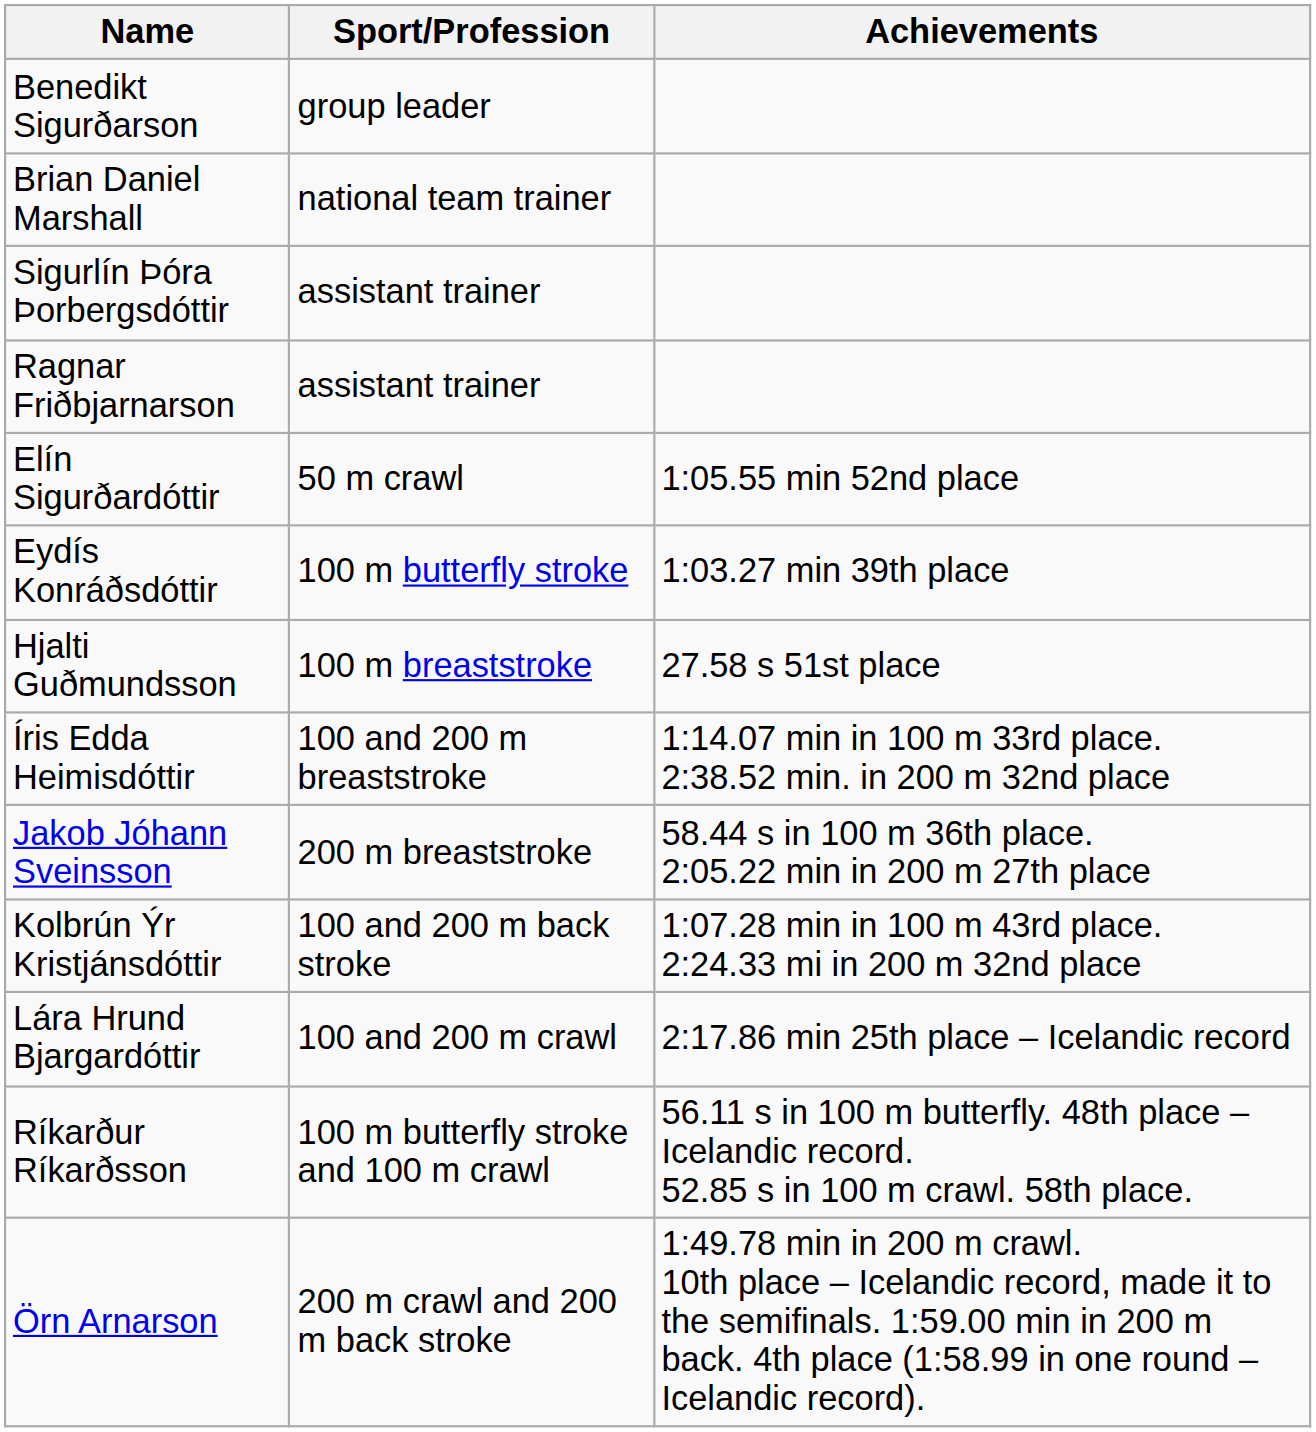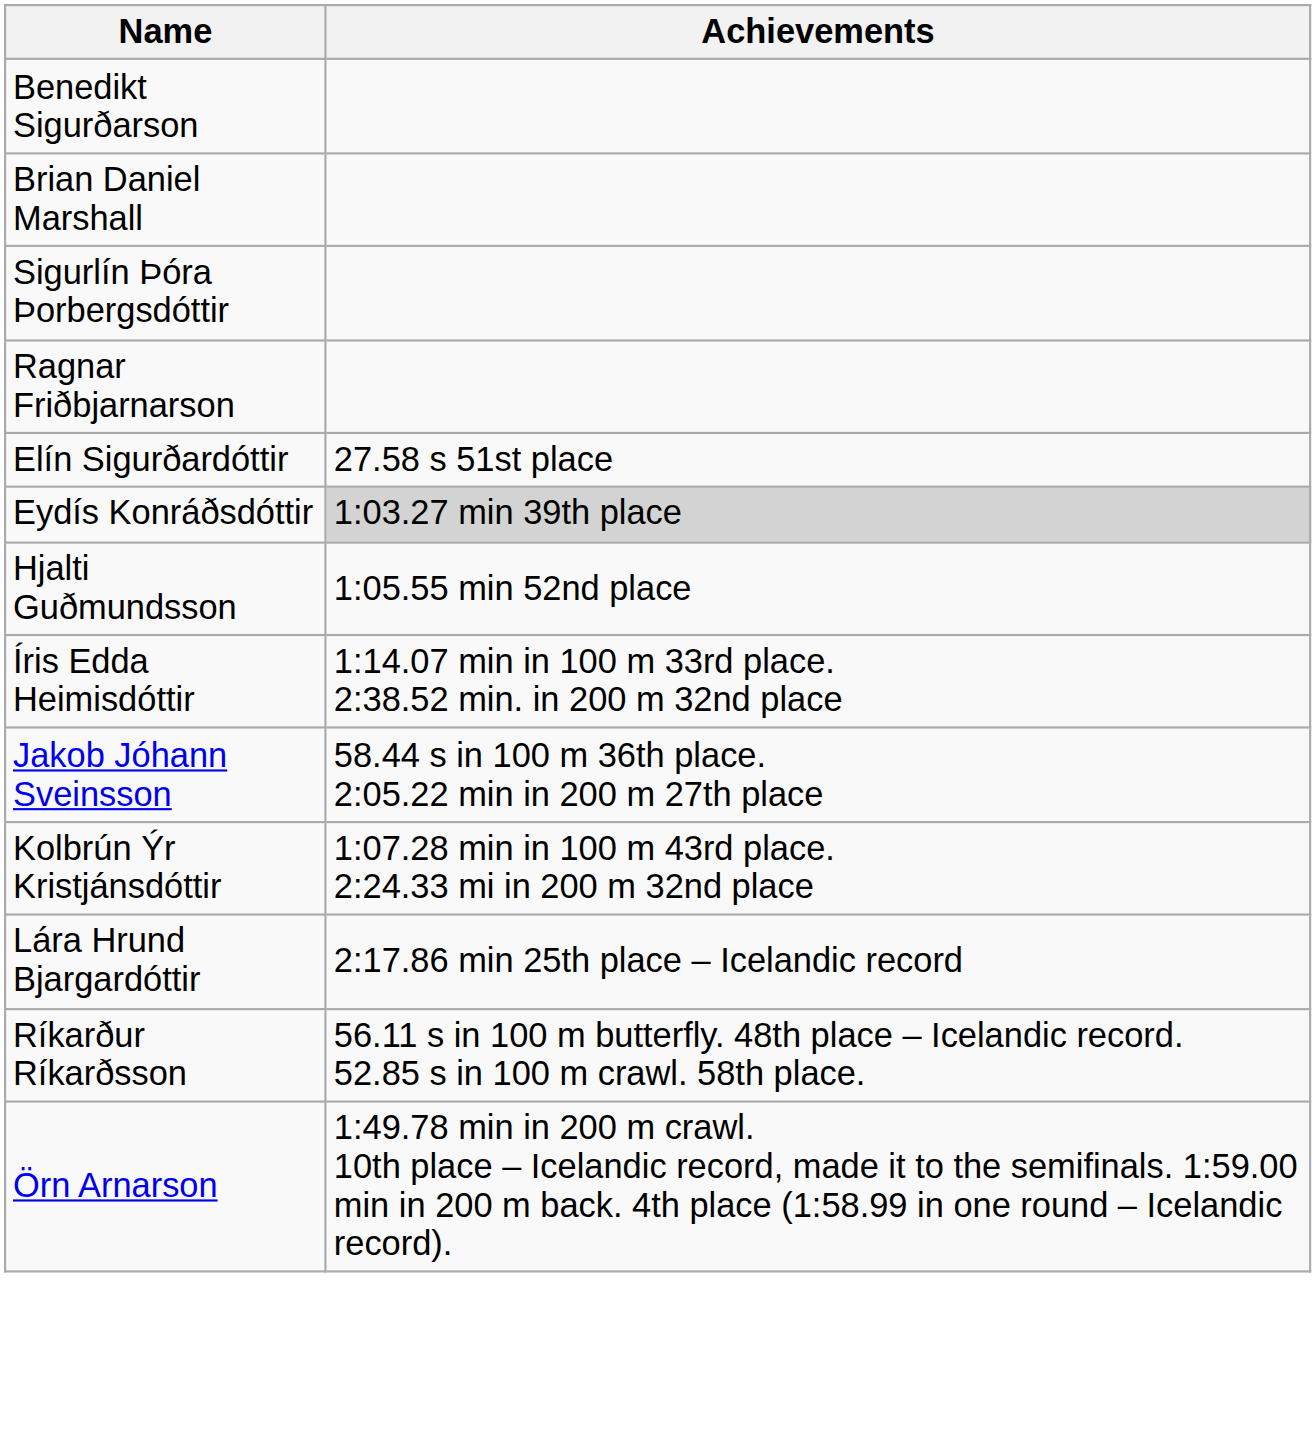- column: (472, 31)
(840, 478) 1:05.55 min 52nd place -> (473, 459) 27.58 s 51st place
(835, 571) no background -> (508, 513) lightgrey background
(801, 665) 27.58 s 51st place -> (513, 587) 1:05.55 min 52nd place
